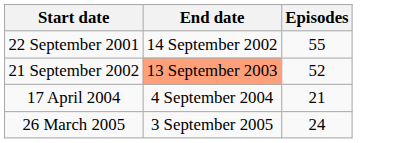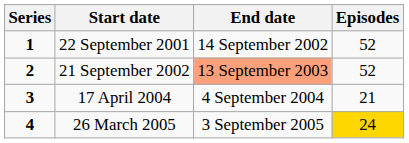+ column: (30, 17)
(317, 44) 55 -> (368, 44) 52
(317, 124) no background -> (368, 124) gold background
